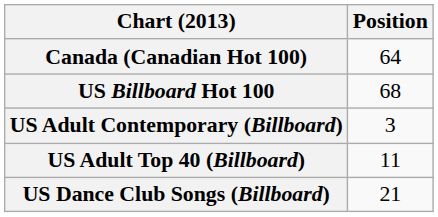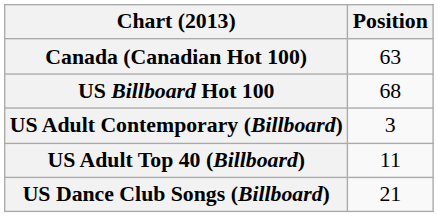(390, 56) 64 -> (390, 56) 63
